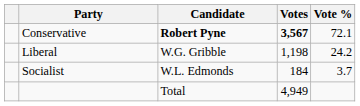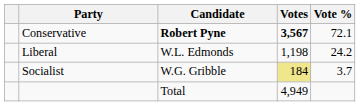(193, 52) W.G. Gribble -> (197, 52) W.L. Edmonds
(197, 71) W.L. Edmonds -> (193, 71) W.G. Gribble
(299, 71) no background -> (299, 71) khaki background
